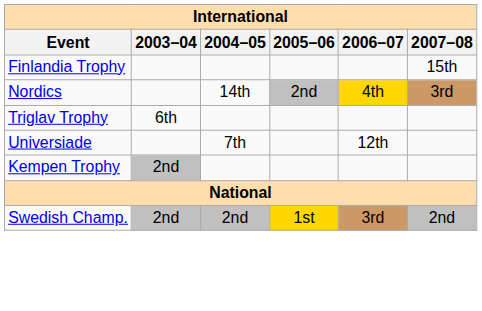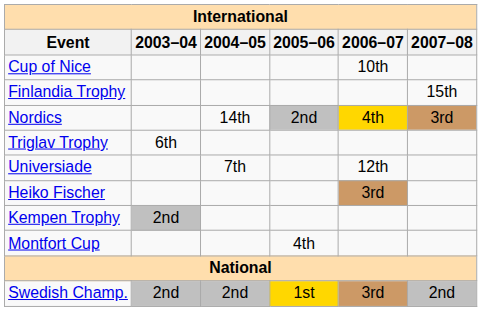+ row: (50, 67)
+ row: (57, 192)
+ row: (54, 243)
